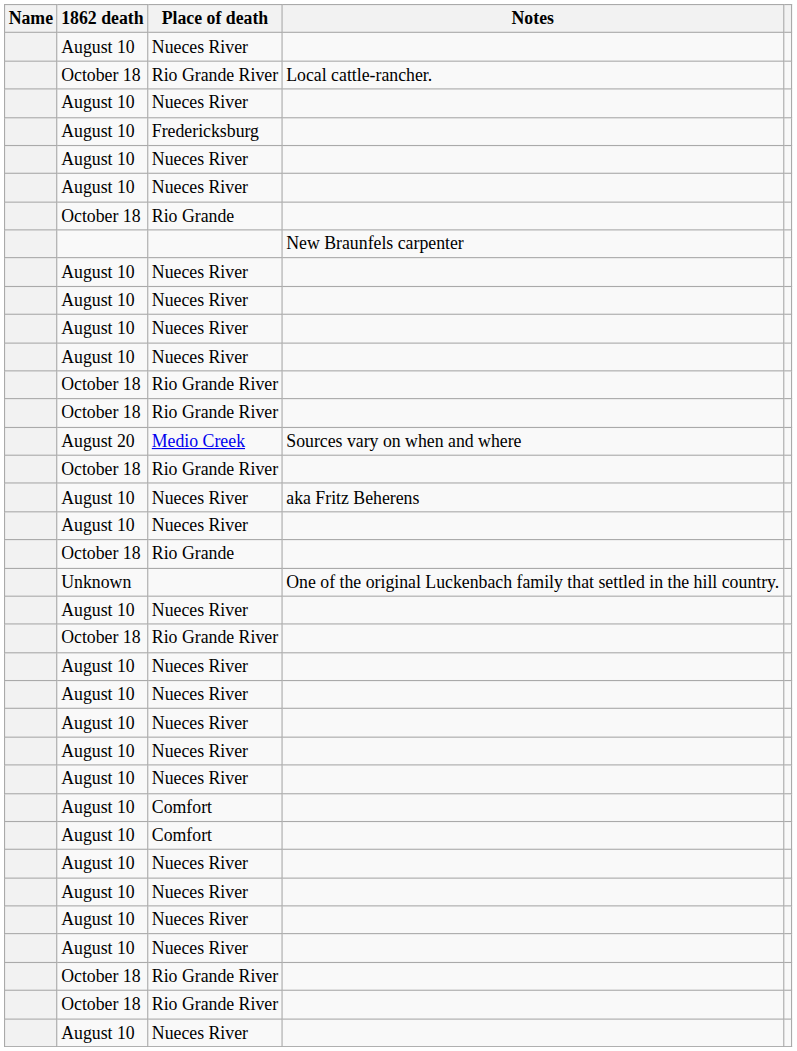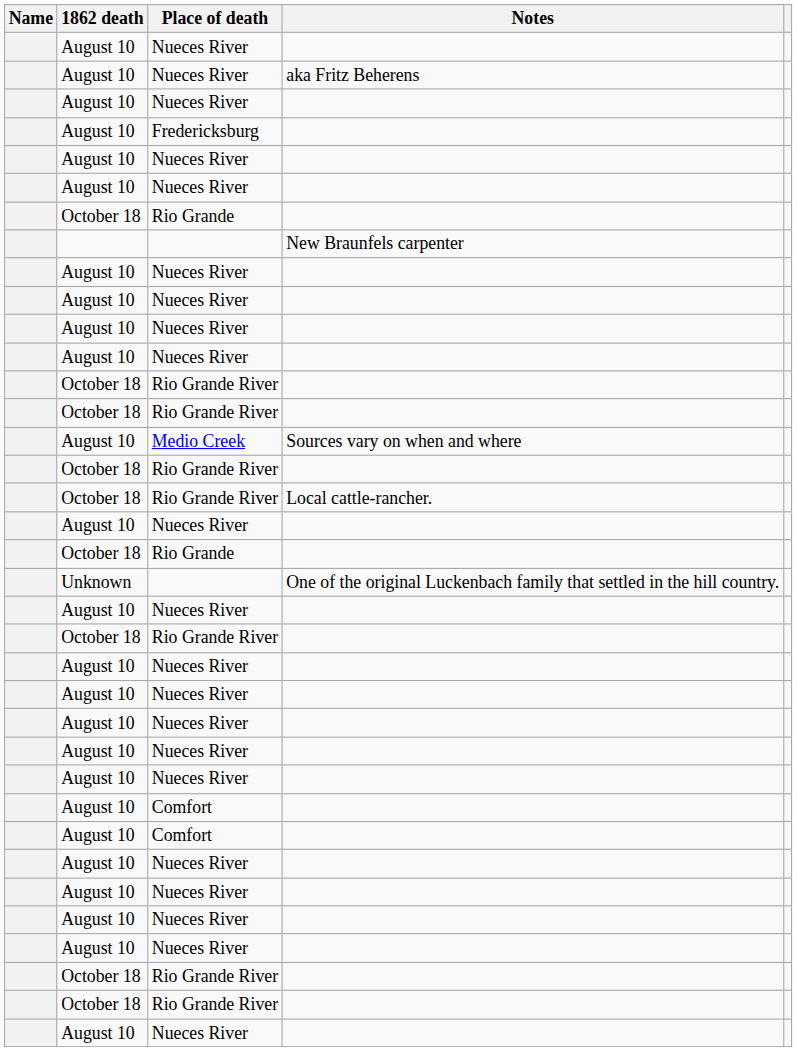rows swapped: (200, 497) <-> (215, 74)
(98, 441) August 20 -> (98, 441) August 10
